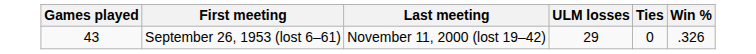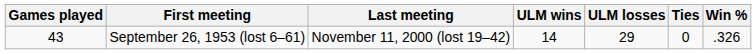+ column: (549, 15)
